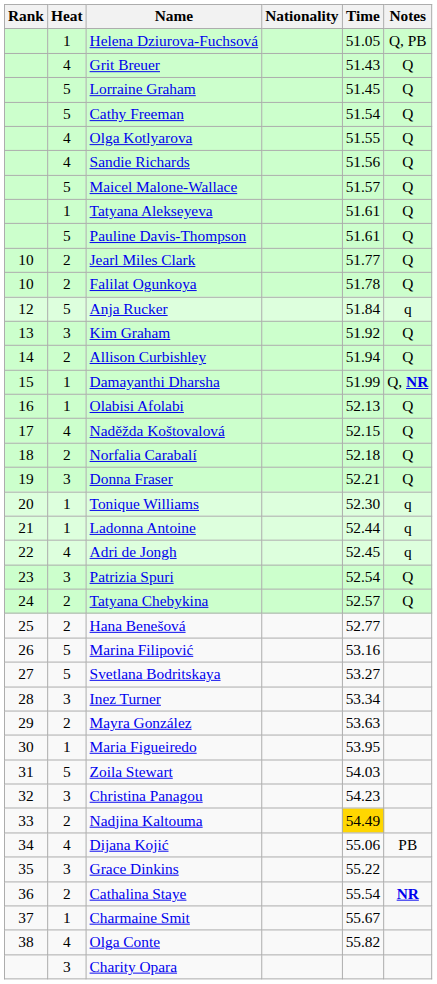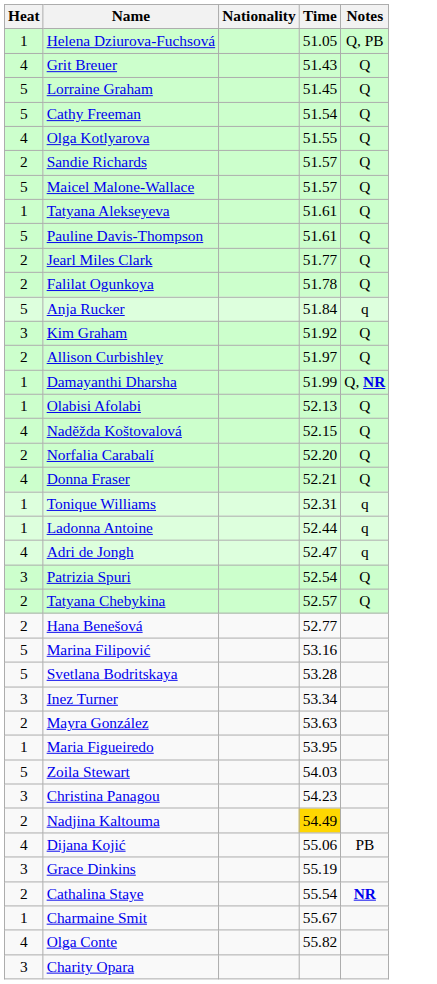- column: (26, 16)
(67, 162) 4 -> (24, 162) 2
(363, 162) 51.56 -> (320, 162) 51.57
(363, 357) 51.94 -> (320, 357) 51.97
(363, 455) 52.18 -> (320, 455) 52.20
(67, 479) 3 -> (24, 479) 4
(363, 503) 52.30 -> (320, 503) 52.31
(363, 552) 52.45 -> (320, 552) 52.47
(363, 674) 53.27 -> (320, 674) 53.28
(363, 869) 55.22 -> (320, 869) 55.19
